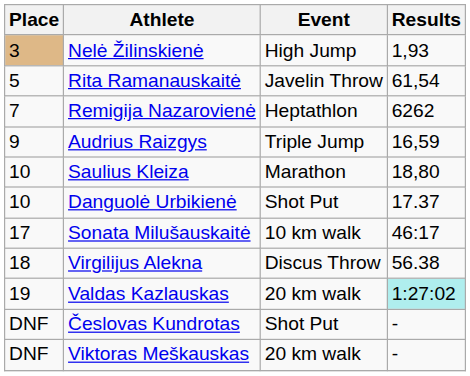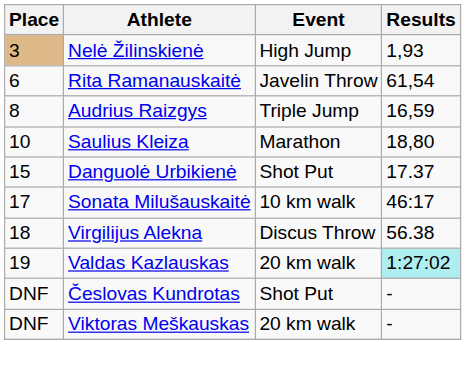(14, 80) 5 -> (14, 80) 6
- row: (162, 111)
(14, 141) 9 -> (14, 111) 8
(20, 202) 10 -> (20, 171) 15
